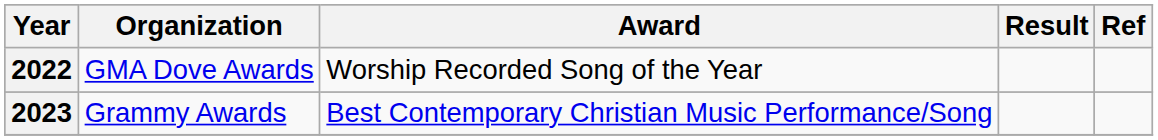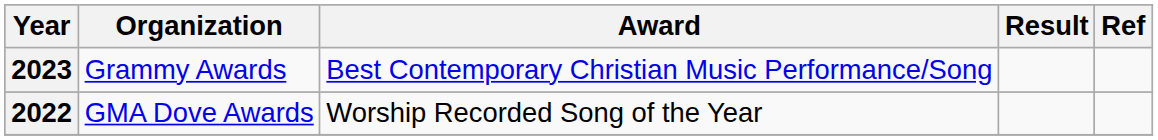rows swapped: (42, 69) <-> (42, 112)
